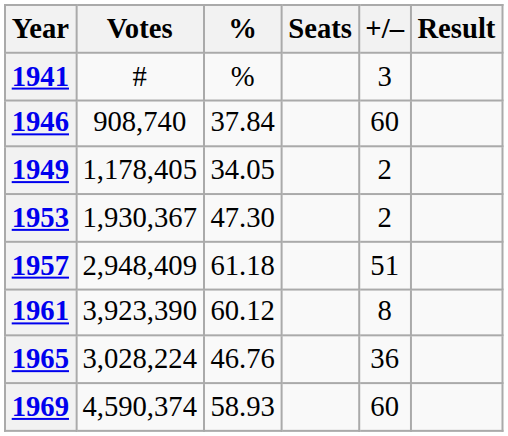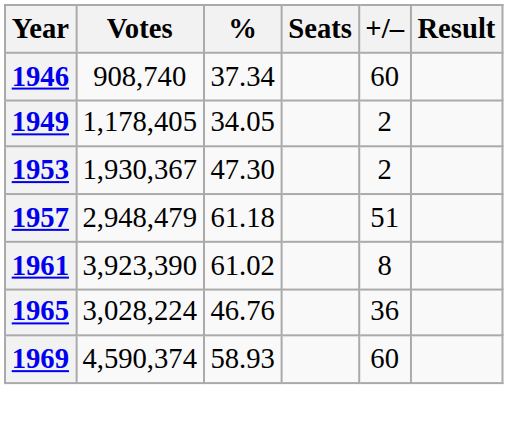- row: (40, 75)
(243, 123) 37.84 -> (243, 75) 37.34
(140, 264) 2,948,409 -> (140, 217) 2,948,479
(243, 312) 60.12 -> (243, 264) 61.02
